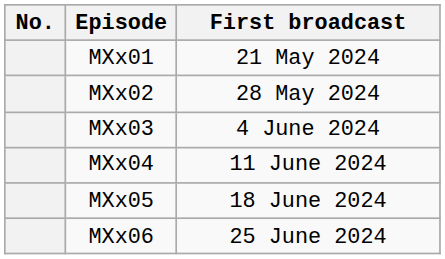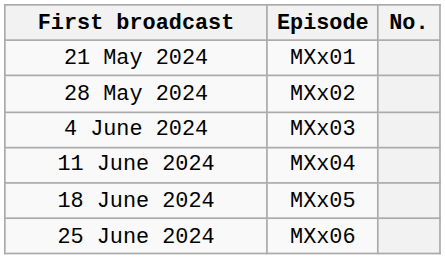columns swapped: (35, 23) <-> (308, 23)
